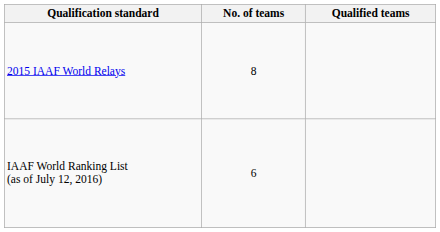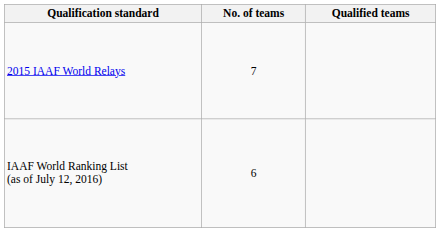(254, 70) 8 -> (254, 70) 7
